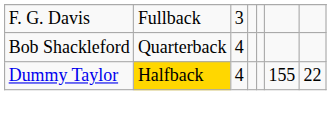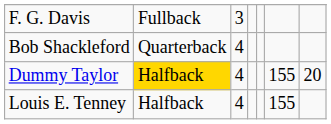(313, 75) 22 -> (313, 75) 20
+ row: (67, 103)
